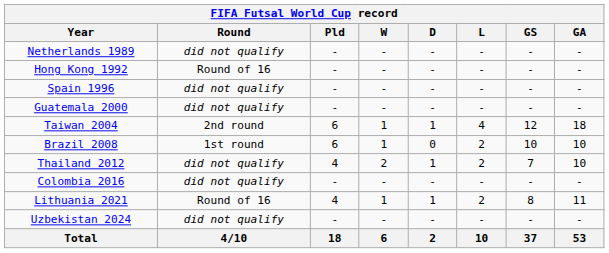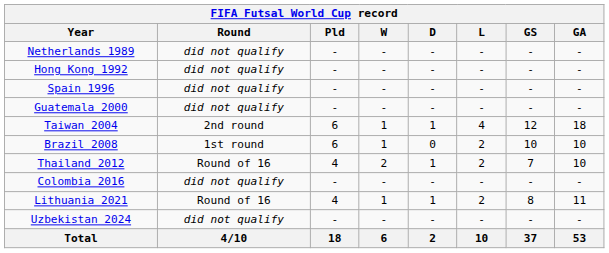(234, 70) Round of 16 -> (234, 70) did not qualify
(234, 163) did not qualify -> (234, 163) Round of 16
